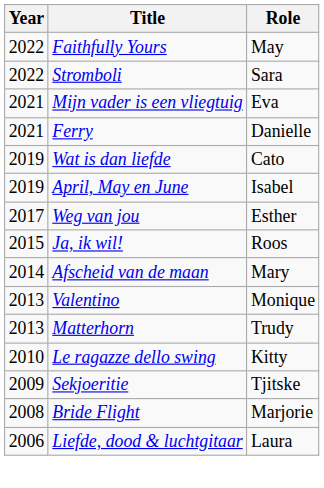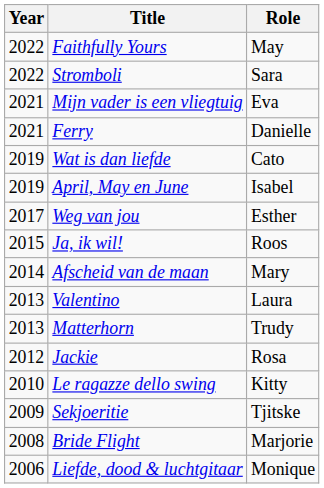(283, 300) Monique -> (272, 300) Laura
+ row: (75, 356)
(272, 441) Laura -> (283, 469) Monique
